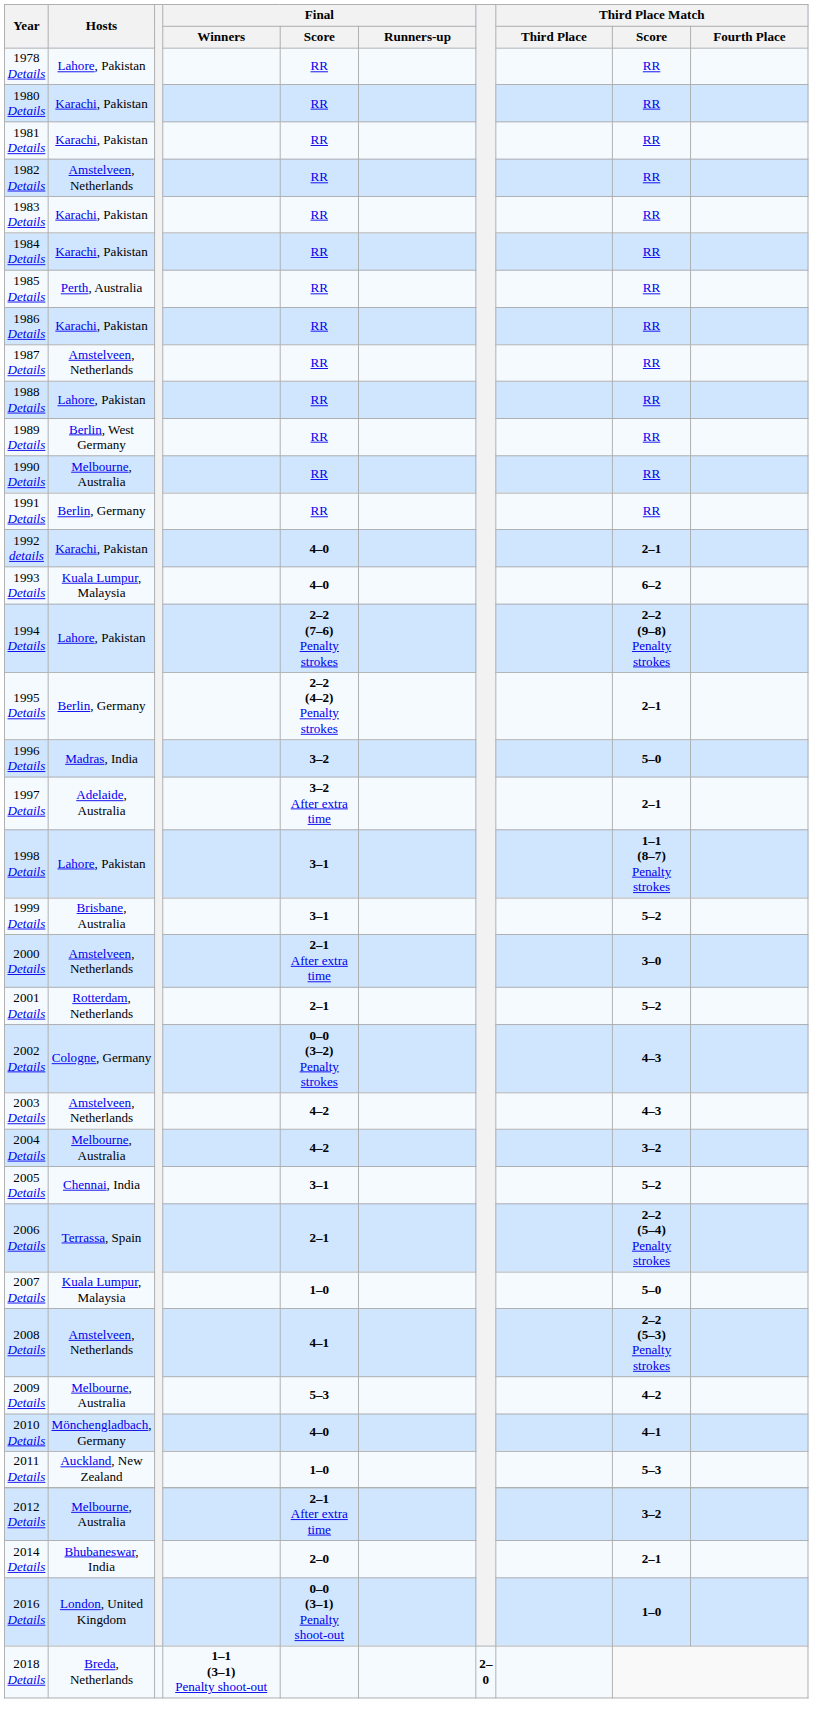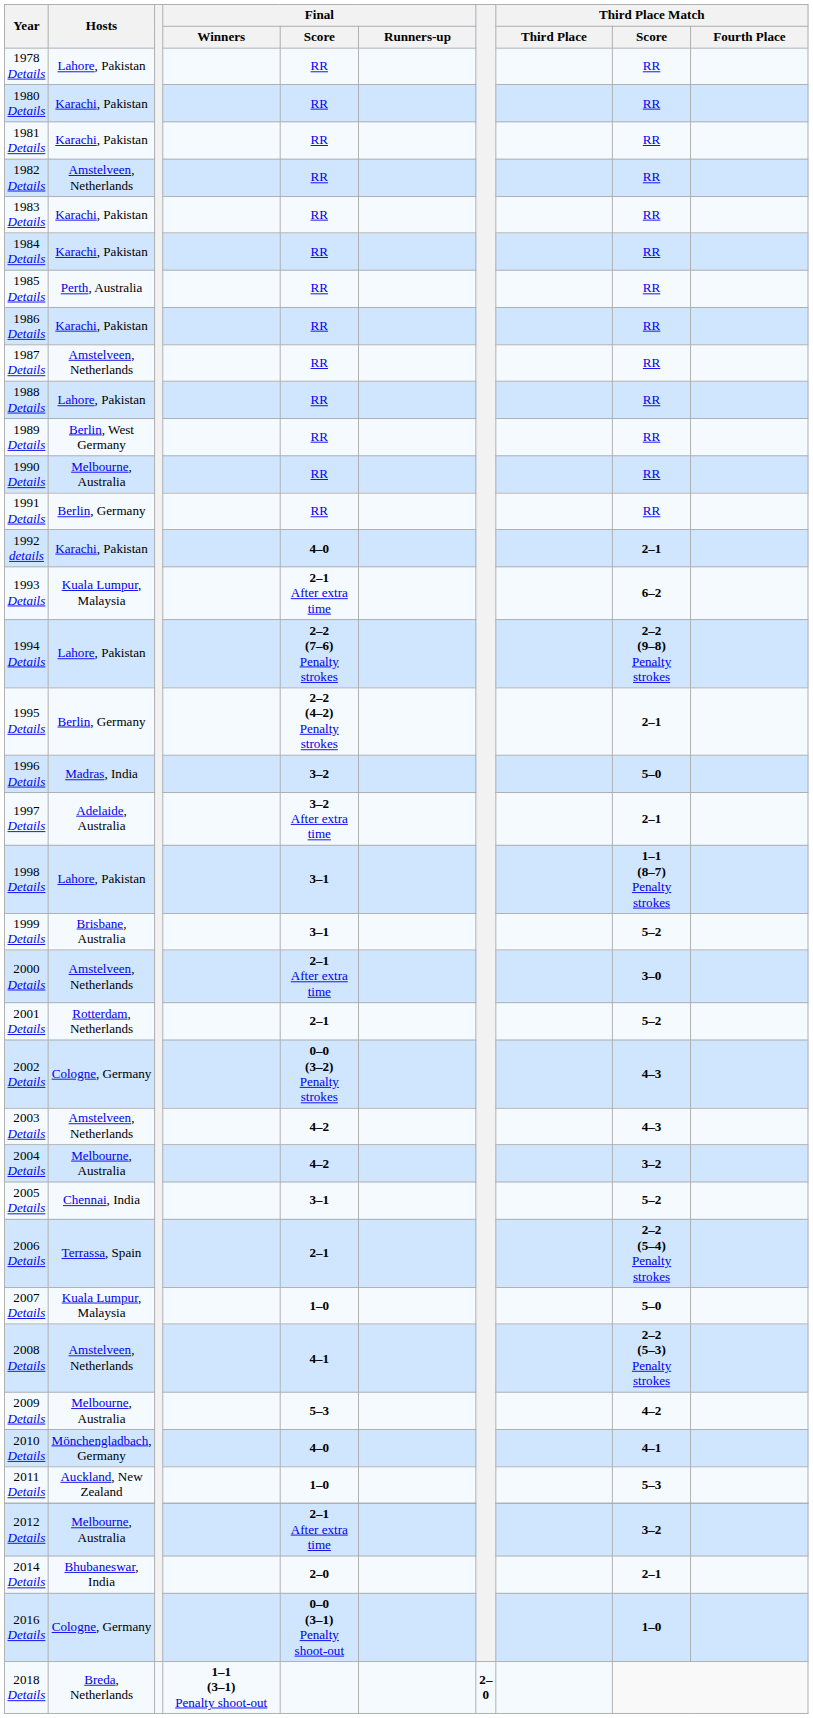(319, 585) 4–0 -> (319, 593) 2–1 After extra time
(102, 1612) London, United Kingdom -> (102, 1627) Cologne, Germany
